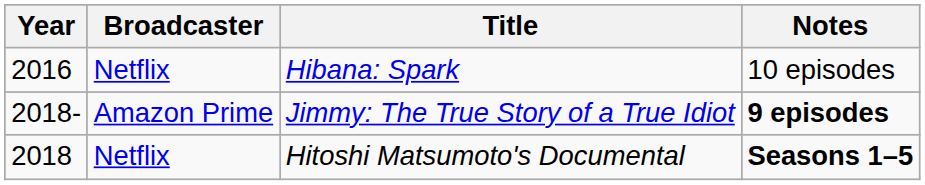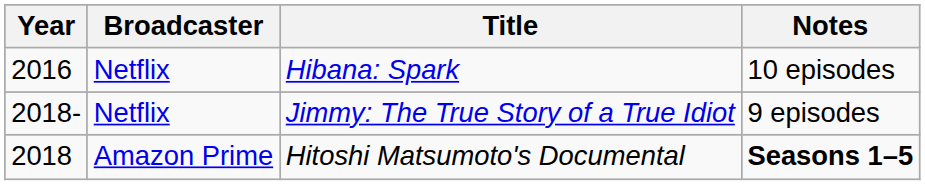(183, 112) Amazon Prime -> (132, 112) Netflix
(818, 112) bold -> (814, 112) normal
(132, 156) Netflix -> (183, 156) Amazon Prime
